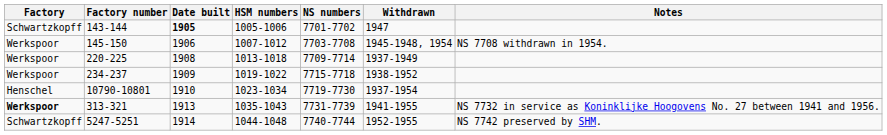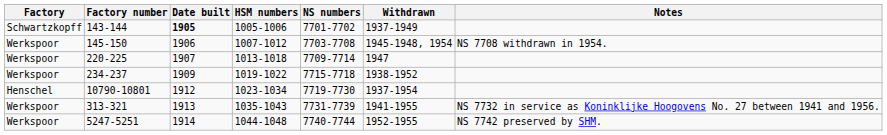(377, 28) 1947 -> (392, 28) 1937-1949
(184, 59) 1908 -> (184, 59) 1907
(392, 59) 1937-1949 -> (377, 59) 1947
(184, 91) 1910 -> (184, 91) 1912
(33, 106) bold -> (33, 106) normal
(44, 122) Schwartzkopff -> (33, 122) Werkspoor
